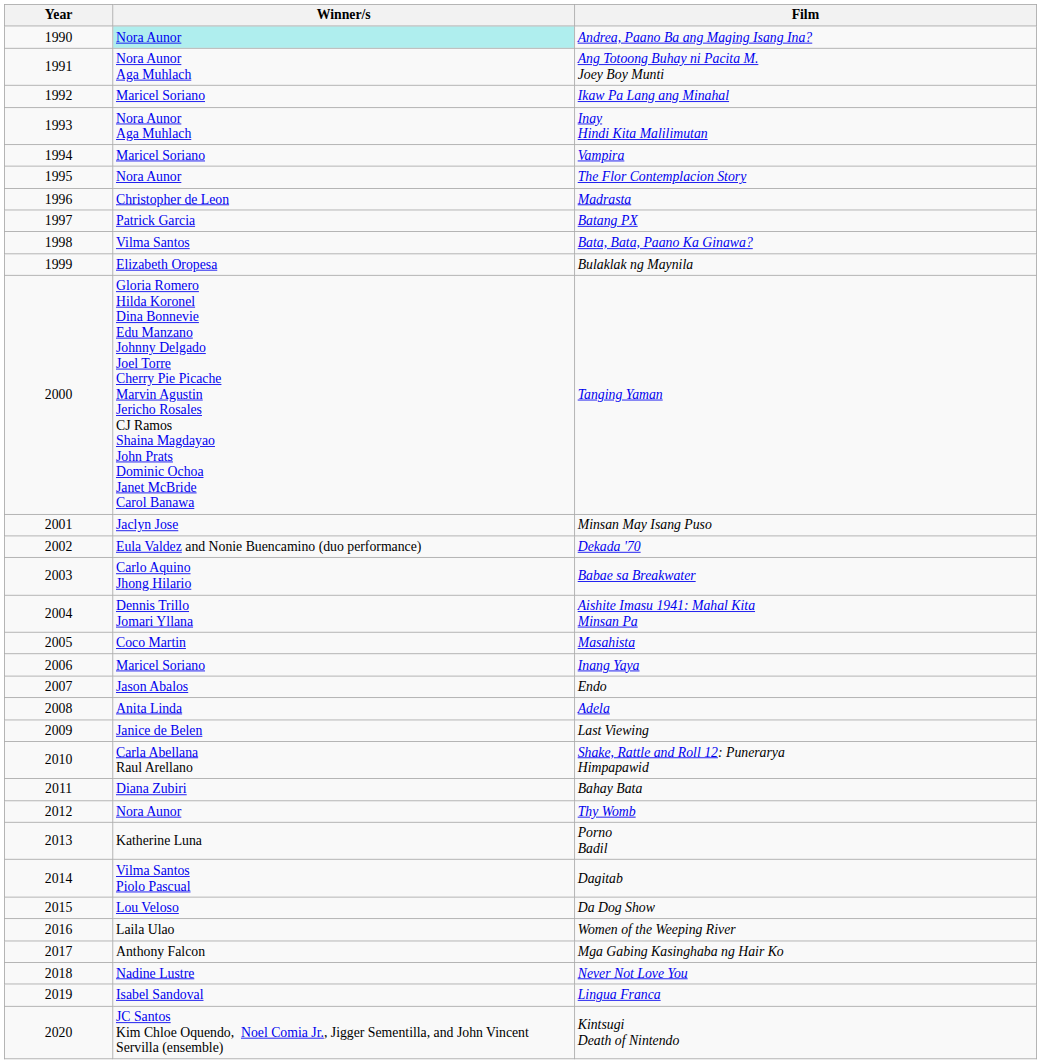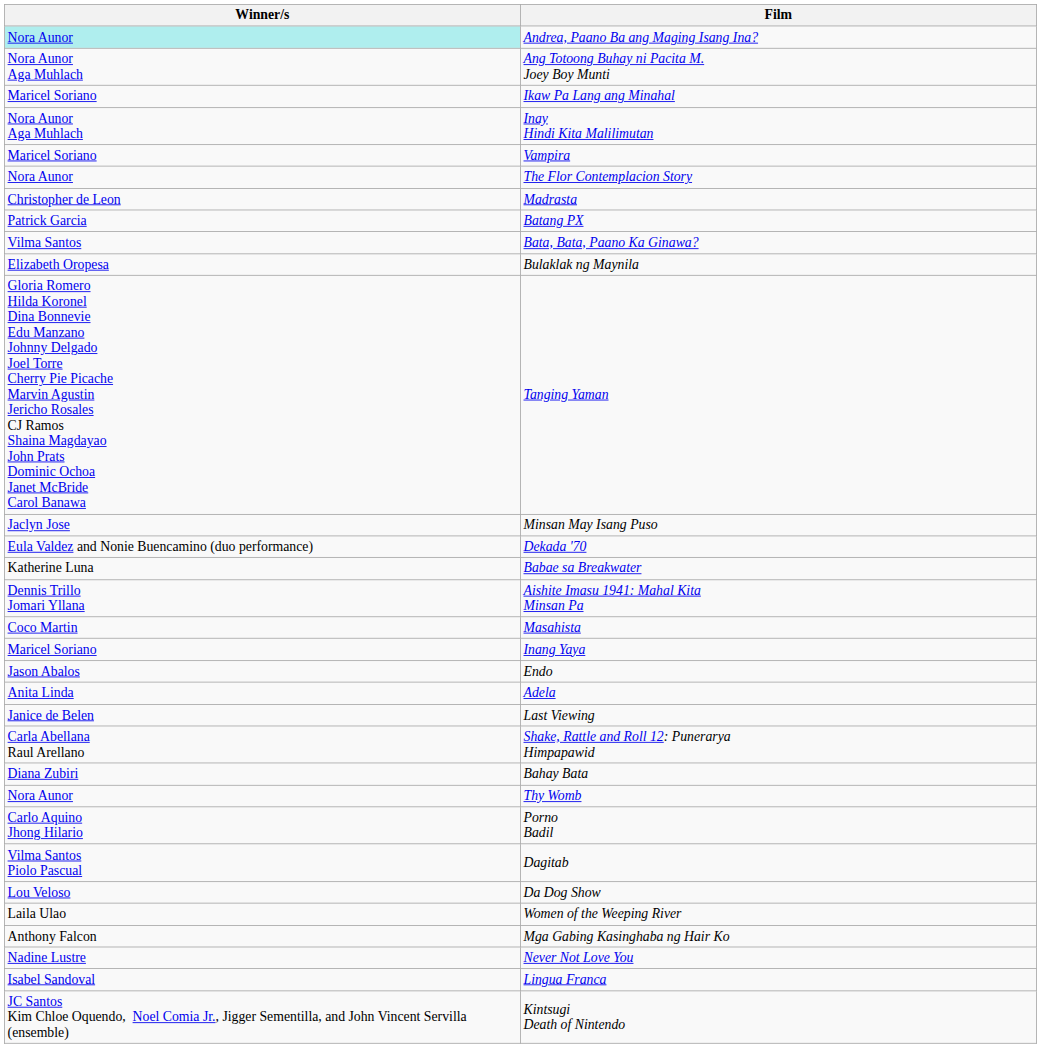- column: (59, 15)
(154, 576) Carlo Aquino Jhong Hilario -> (51, 568) Katherine Luna
(159, 841) Katherine Luna -> (45, 825) Carlo Aquino Jhong Hilario
